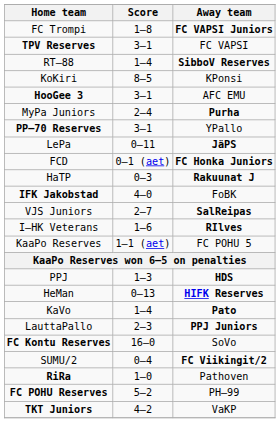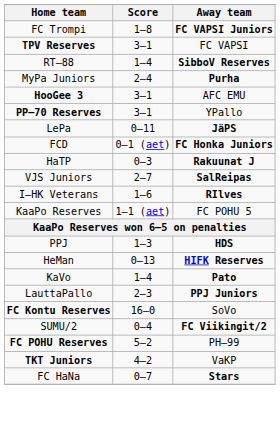- row: (59, 79)
rows swapped: (59, 112) <-> (59, 95)
- row: (59, 194)
- row: (59, 376)
+ row: (59, 376)
